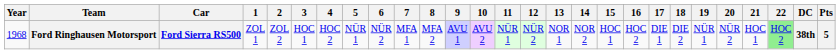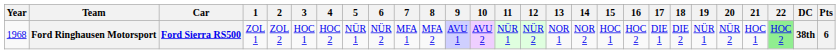(826, 34) 5 -> (826, 34) 6
